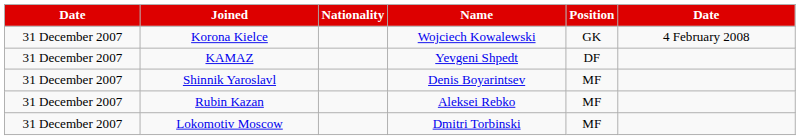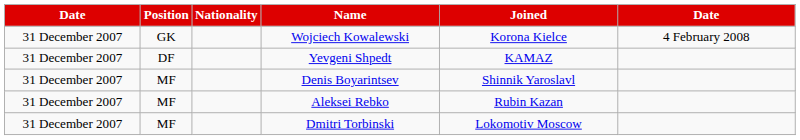columns swapped: (592, 15) <-> (229, 15)
